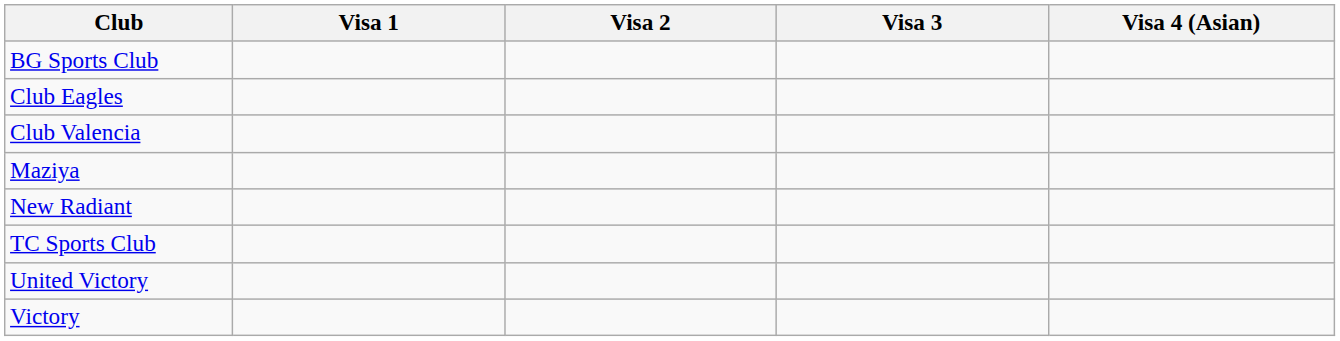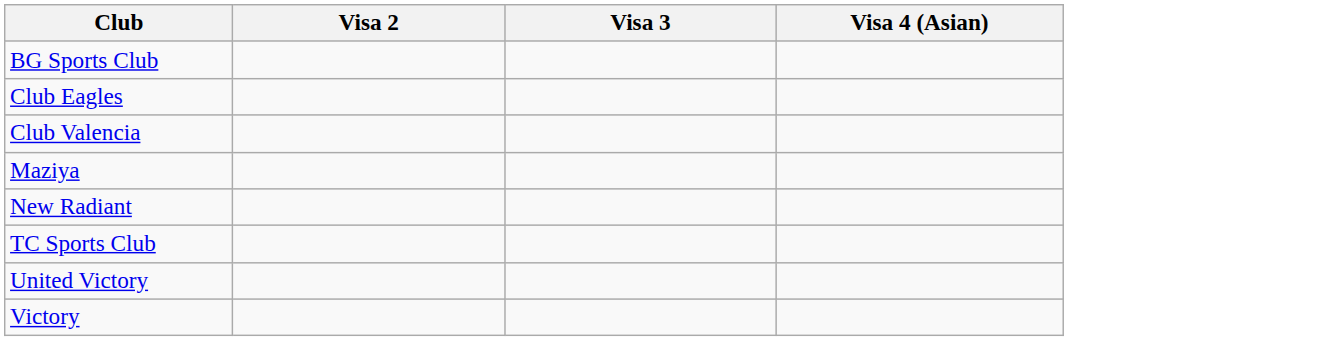- column: (369, 22)
